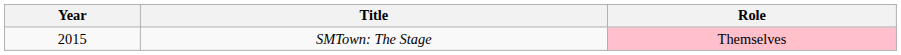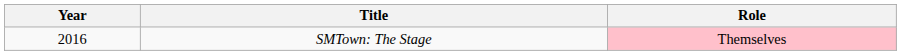(72, 38) 2015 -> (72, 38) 2016
